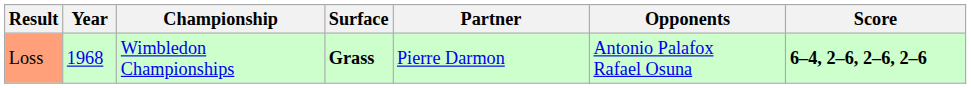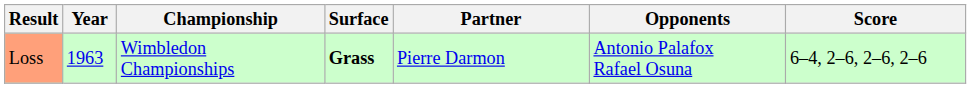(85, 58) 1968 -> (85, 58) 1963
(858, 58) bold -> (858, 58) normal
